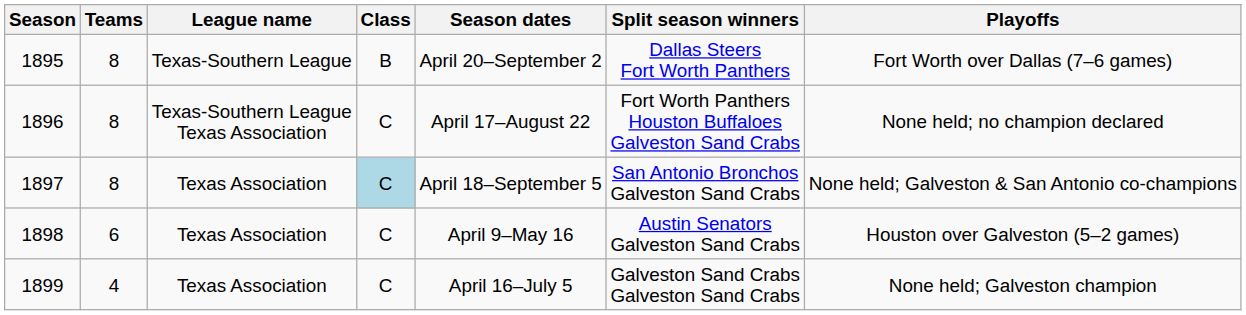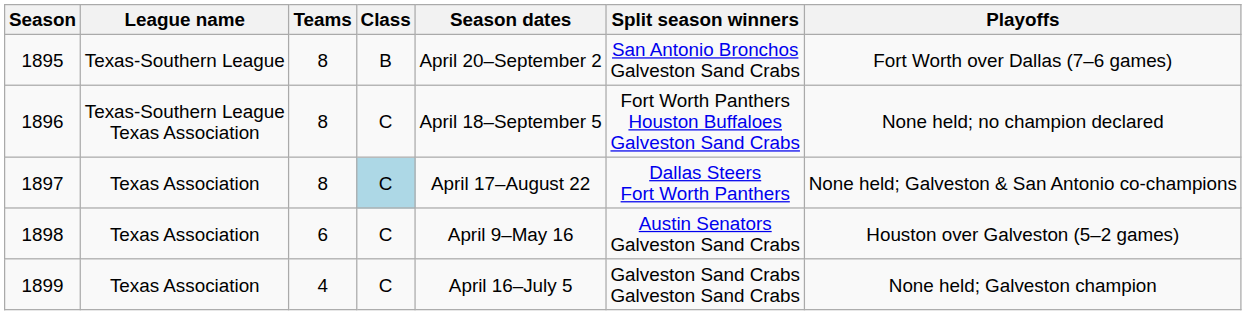columns swapped: (252, 20) <-> (114, 20)
(705, 60) Dallas Steers Fort Worth Panthers -> (705, 60) San Antonio Bronchos Galveston Sand Crabs
(511, 122) April 17–August 22 -> (511, 122) April 18–September 5
(511, 183) April 18–September 5 -> (511, 183) April 17–August 22
(705, 183) San Antonio Bronchos Galveston Sand Crabs -> (705, 183) Dallas Steers Fort Worth Panthers
